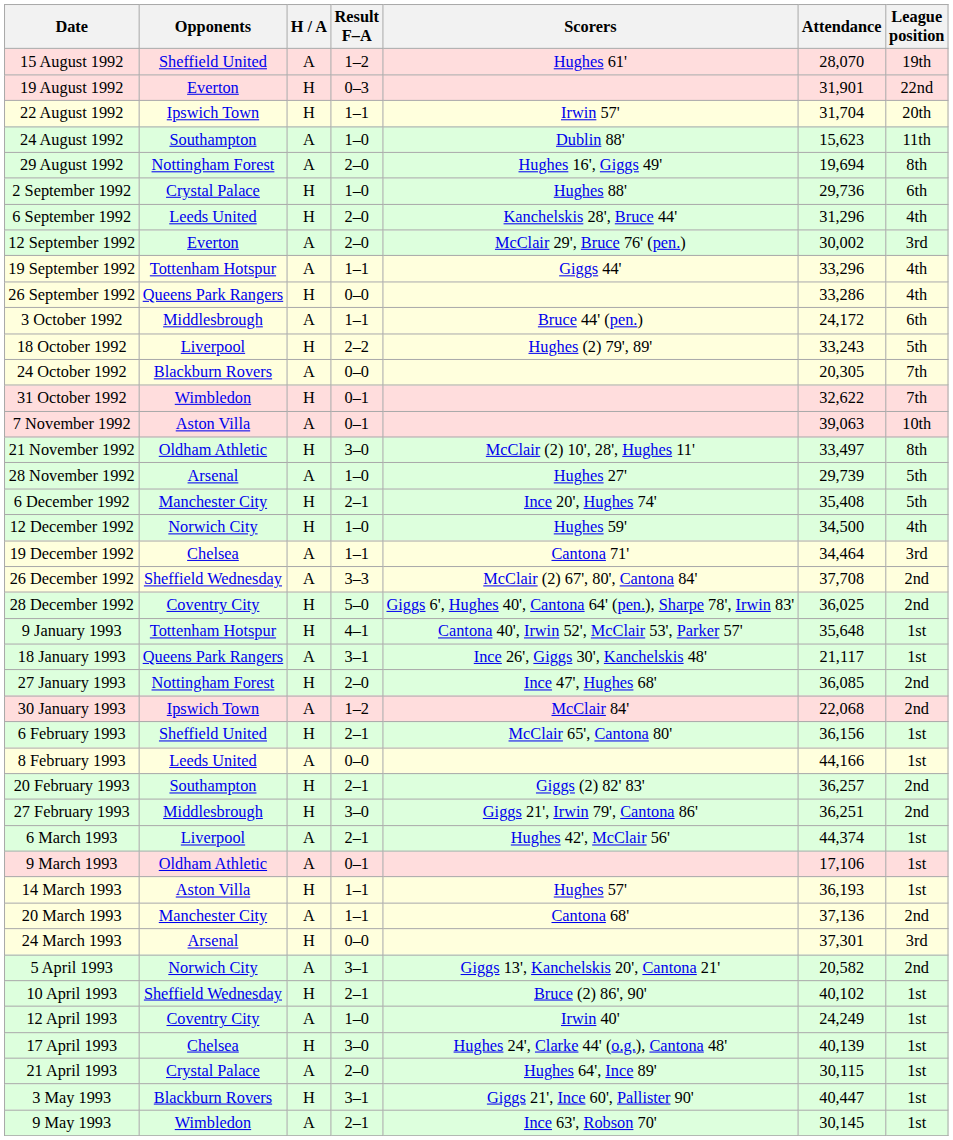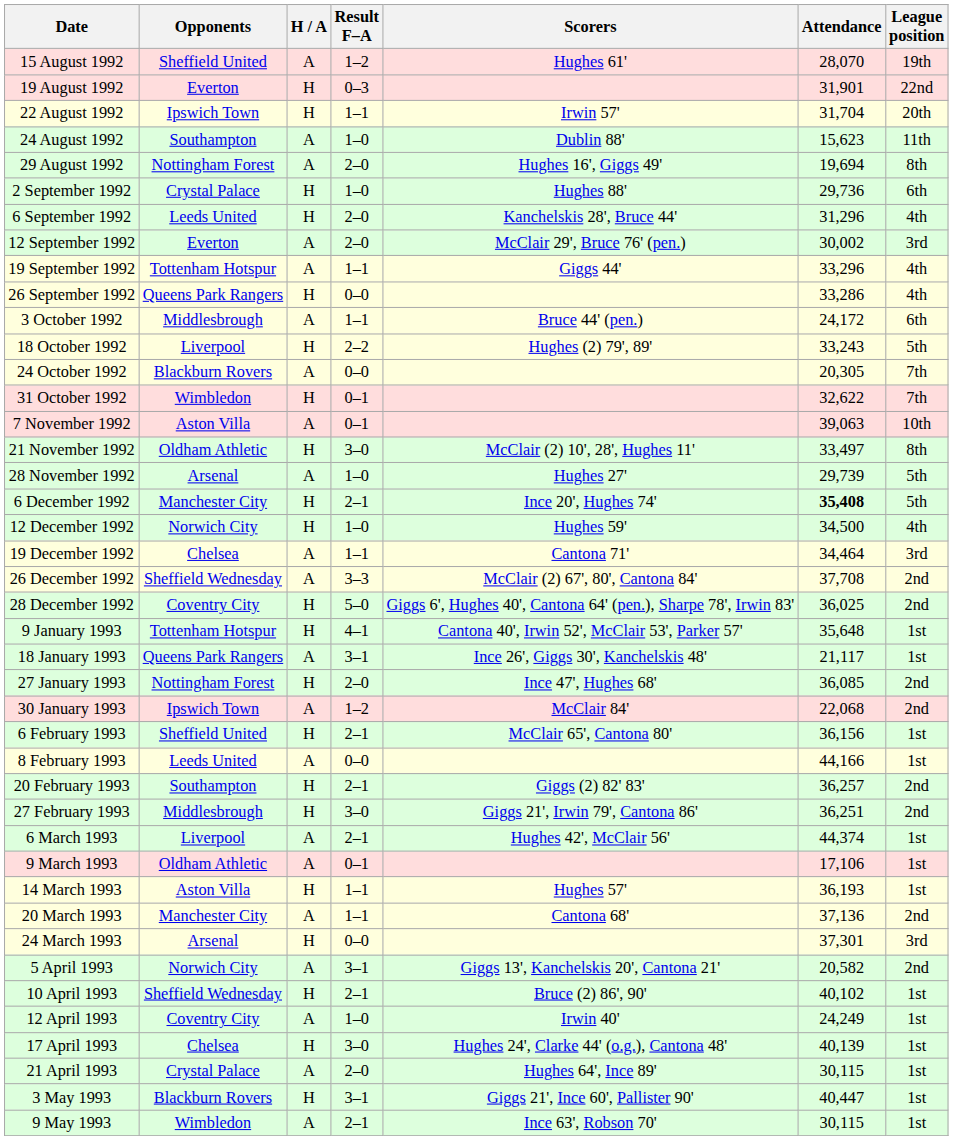(842, 501) normal -> (842, 501) bold
(842, 1122) 30,145 -> (842, 1122) 30,115
